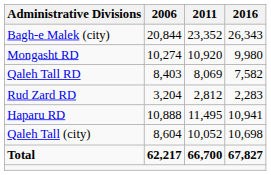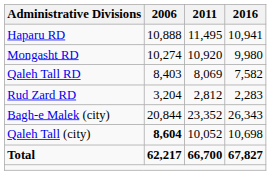rows swapped: (36, 114) <-> (59, 34)
(167, 134) normal -> (167, 134) bold
